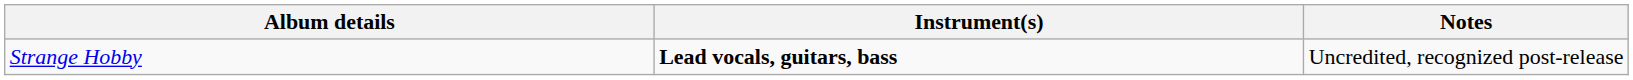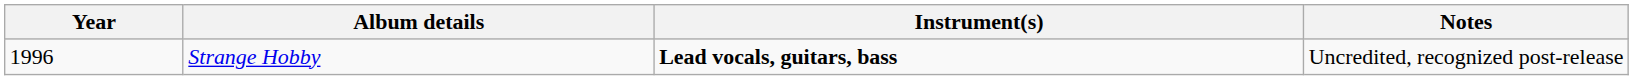+ column: (94, 21)
